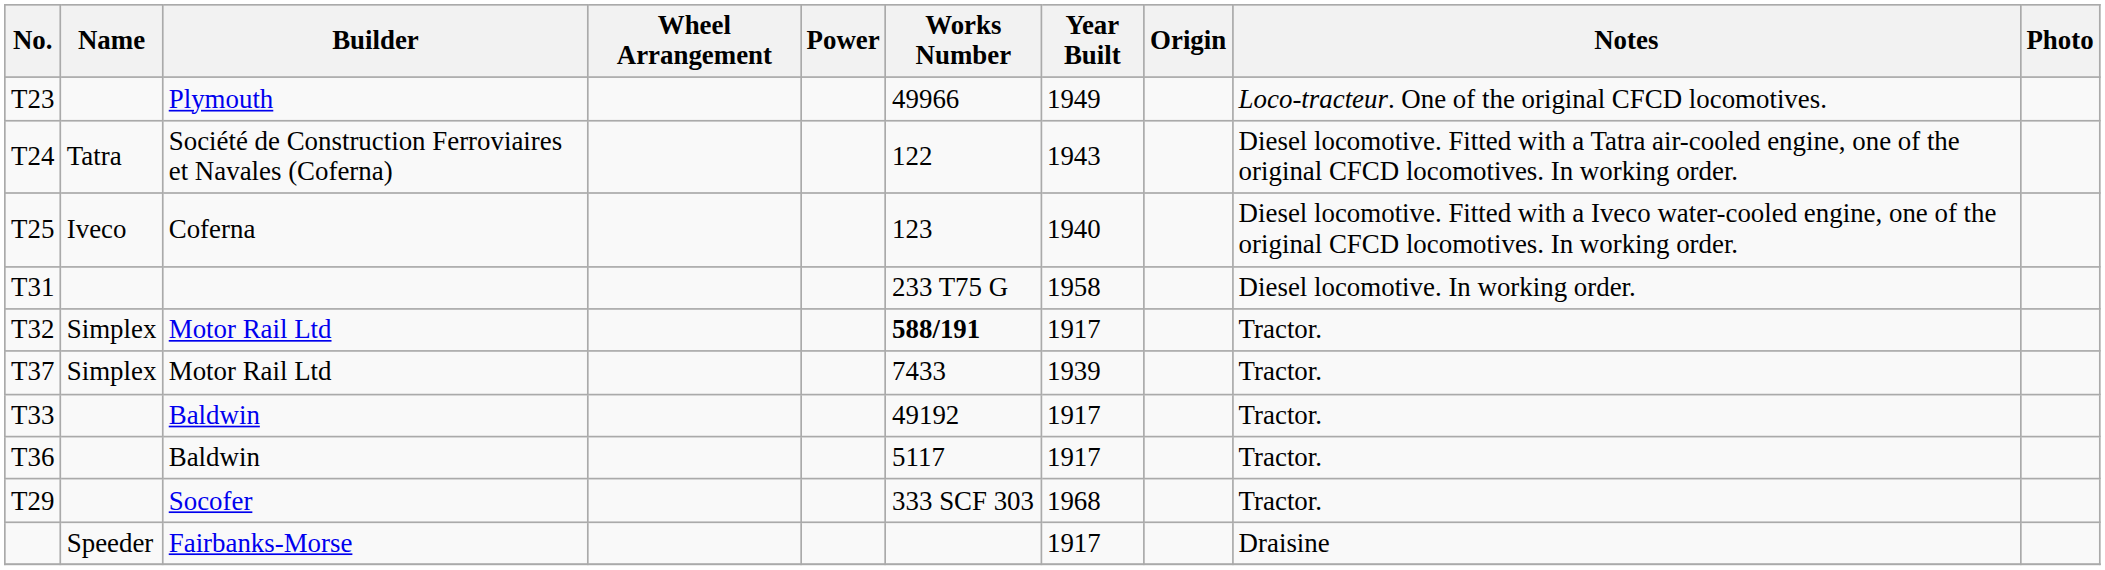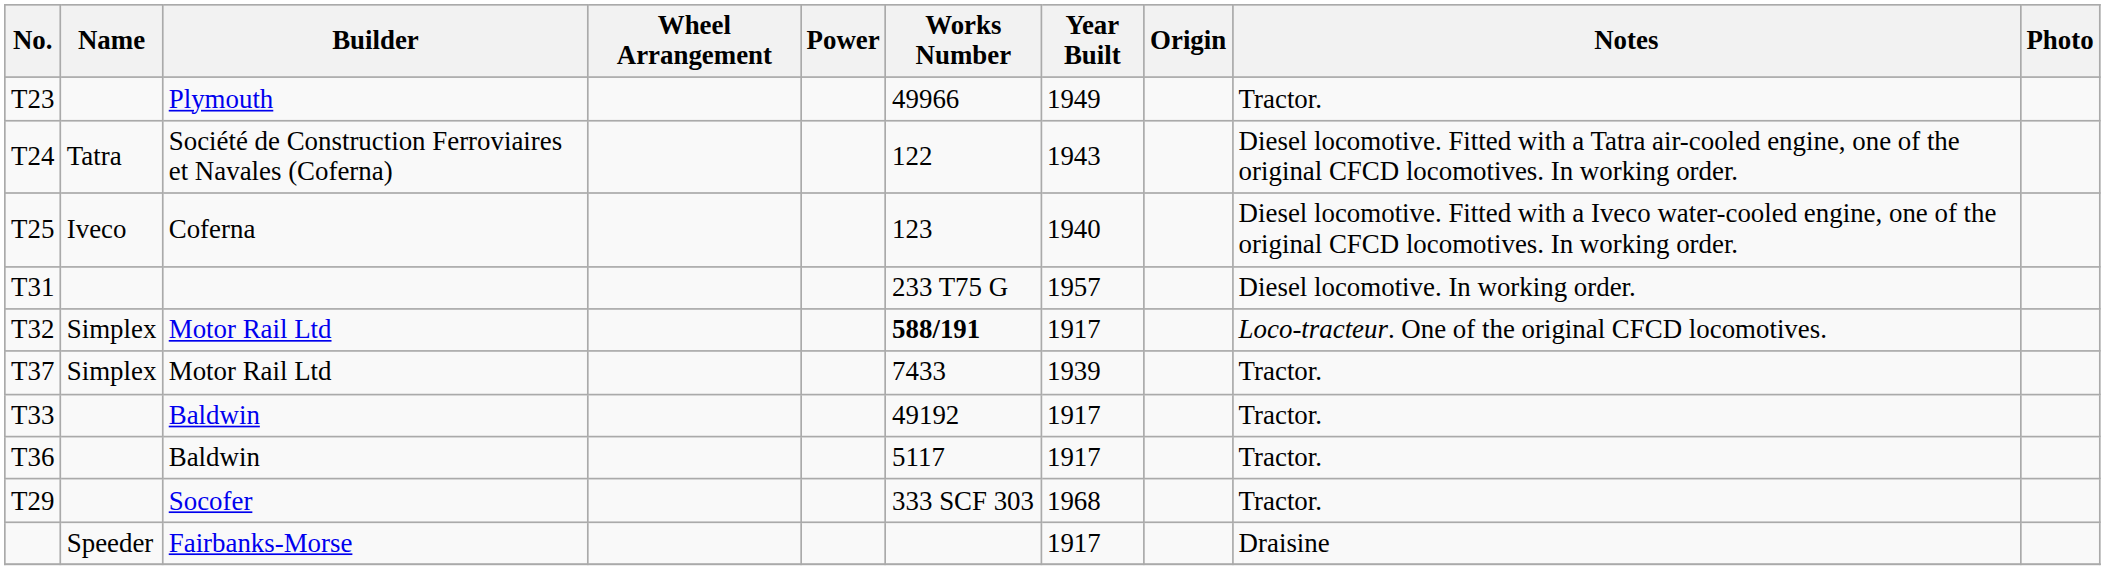(1533, 98) Loco-tracteur. One of the original CFCD locomotives. -> (1280, 98) Tractor.
(1074, 287) 1958 -> (1074, 287) 1957
(1280, 329) Tractor. -> (1533, 329) Loco-tracteur. One of the original CFCD locomotives.
